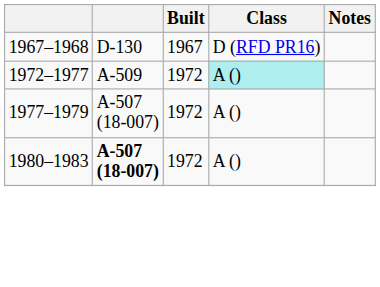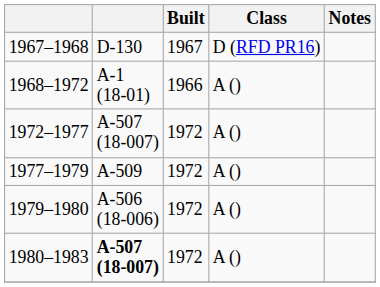+ row: (49, 84)
(119, 74) A-509 -> (128, 133) A-507 (18-007)
(227, 74) paleturquoise background -> (227, 133) no background
(128, 113) A-507 (18-007) -> (119, 171) A-509
+ row: (49, 209)
